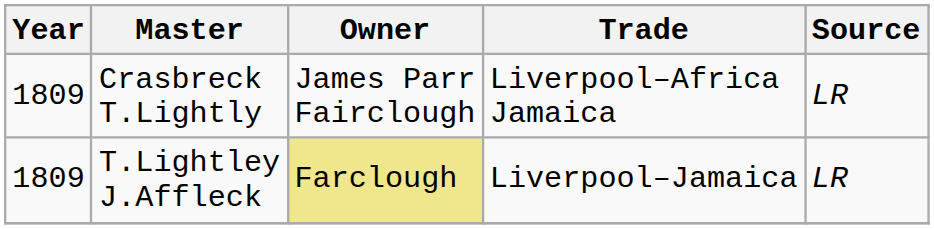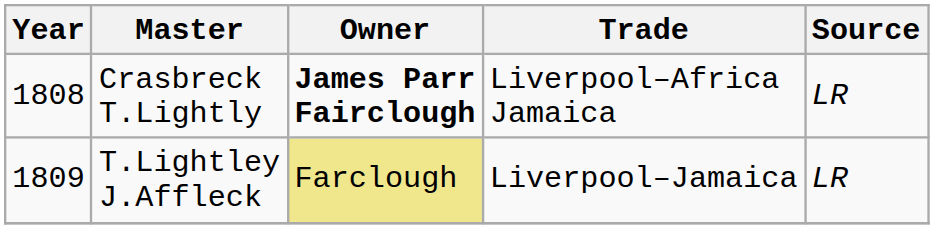(49, 96) 1809 -> (49, 96) 1808
(385, 96) normal -> (385, 96) bold
